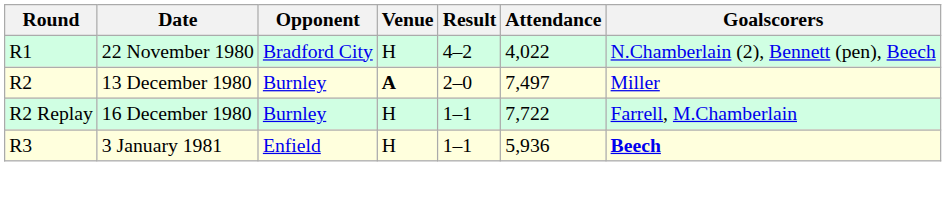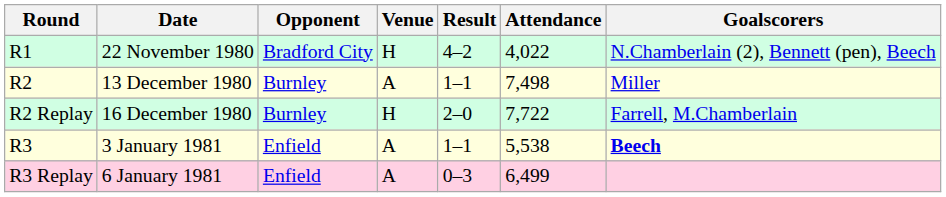(389, 82) bold -> (389, 82) normal
(457, 82) 2–0 -> (457, 82) 1–1
(527, 82) 7,497 -> (527, 82) 7,498
(457, 113) 1–1 -> (457, 113) 2–0
(389, 144) H -> (389, 144) A
(527, 144) 5,936 -> (527, 144) 5,538
+ row: (162, 176)
